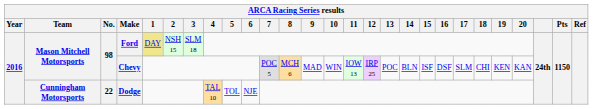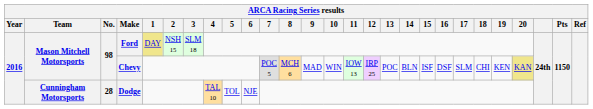(523, 68) no background -> (523, 68) khaki background
(109, 92) 22 -> (109, 92) 28
